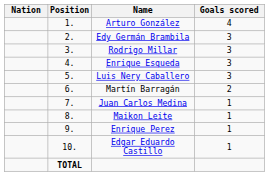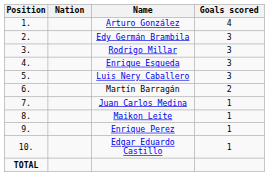columns swapped: (70, 11) <-> (26, 11)
